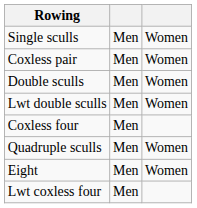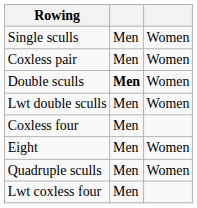(126, 81) normal -> (127, 81) bold
rows swapped: (55, 147) <-> (23, 170)
